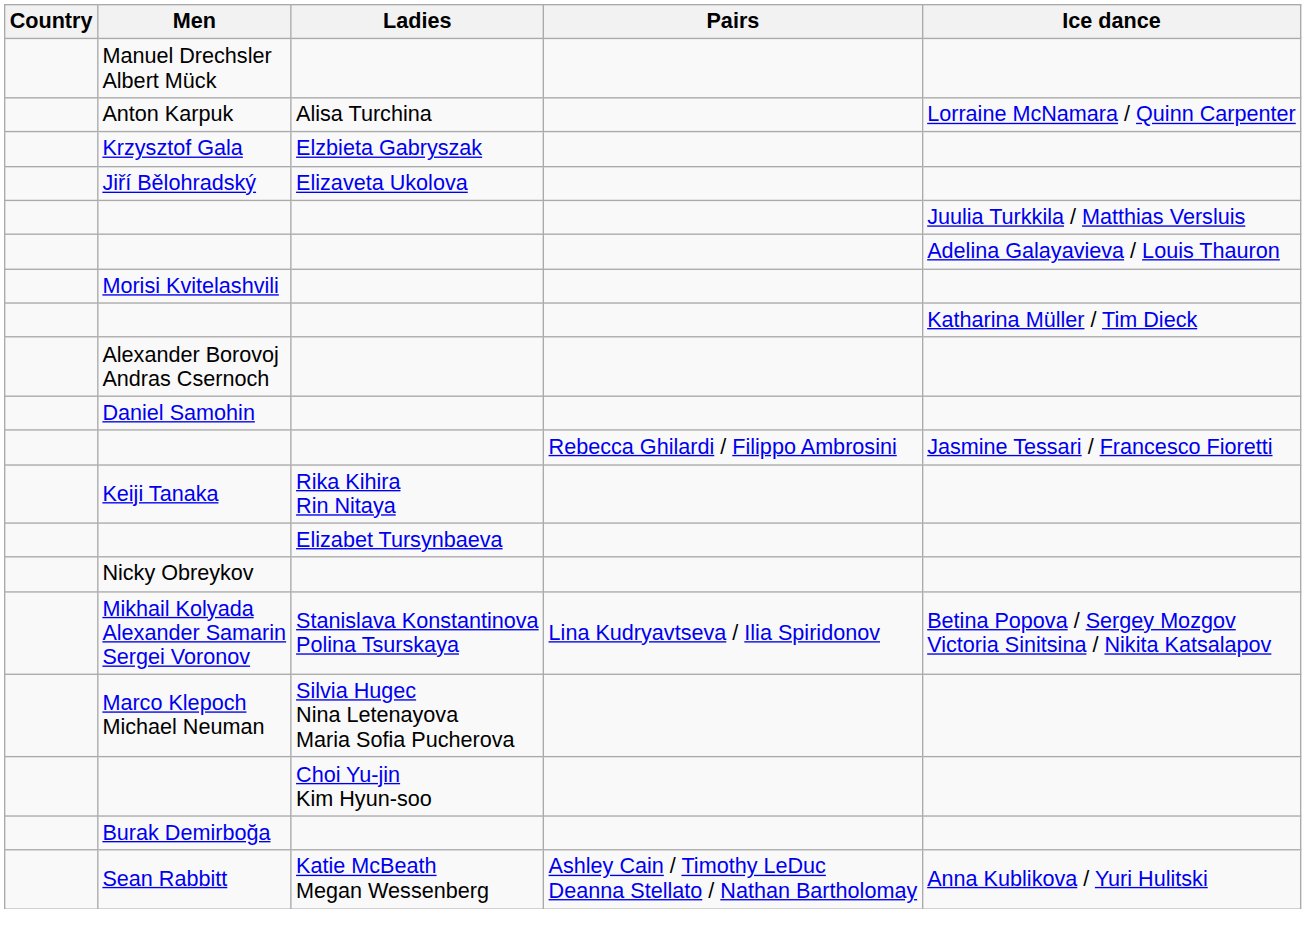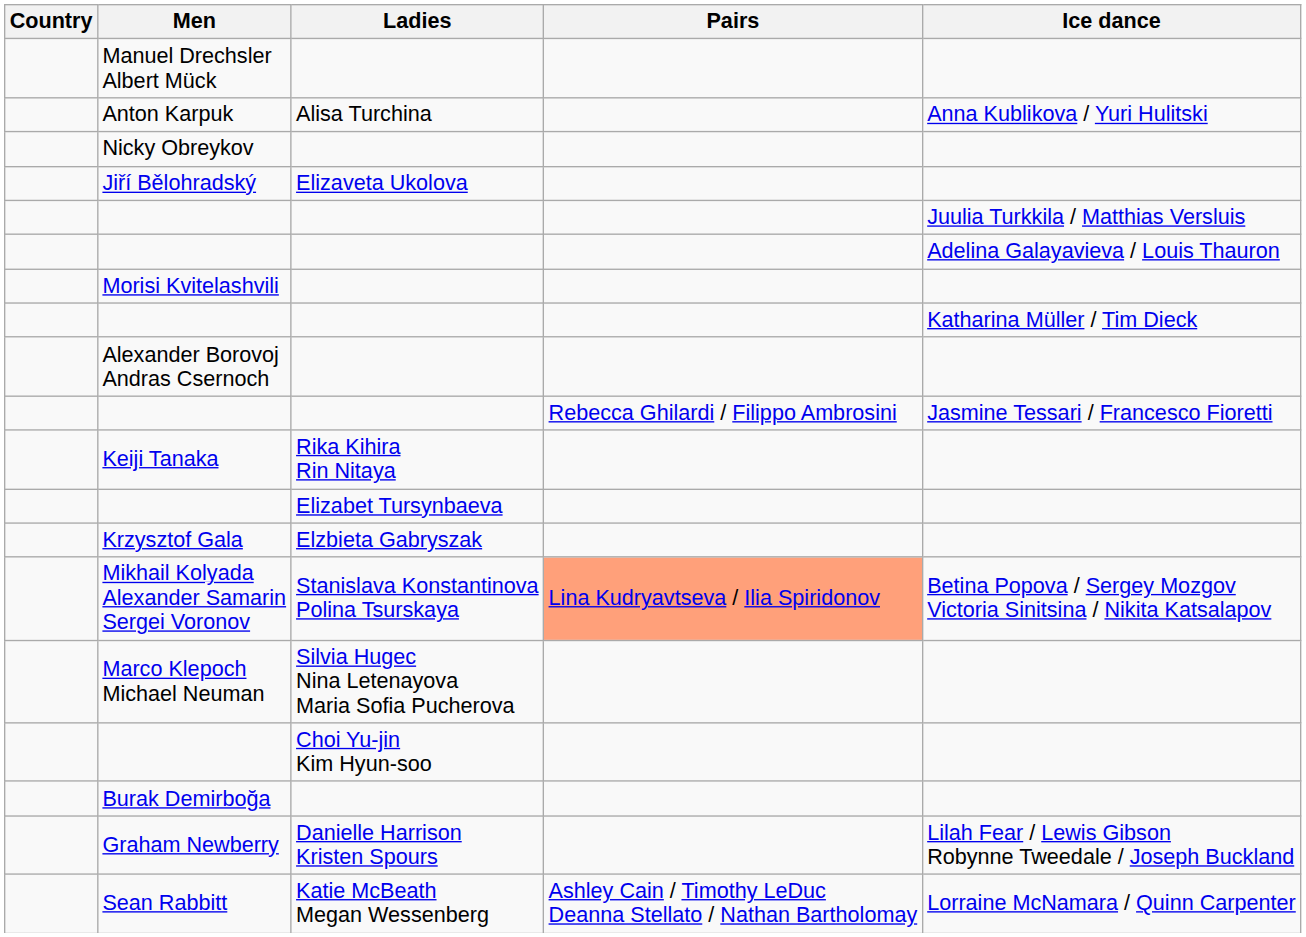(1111, 114) Lorraine McNamara / Quinn Carpenter -> (1067, 114) Anna Kublikova / Yuri Hulitski
rows swapped: (178, 574) <-> (173, 148)
- row: (179, 412)
(714, 632) no background -> (714, 598) lightsalmon background
+ row: (191, 844)
(1067, 879) Anna Kublikova / Yuri Hulitski -> (1111, 903) Lorraine McNamara / Quinn Carpenter
